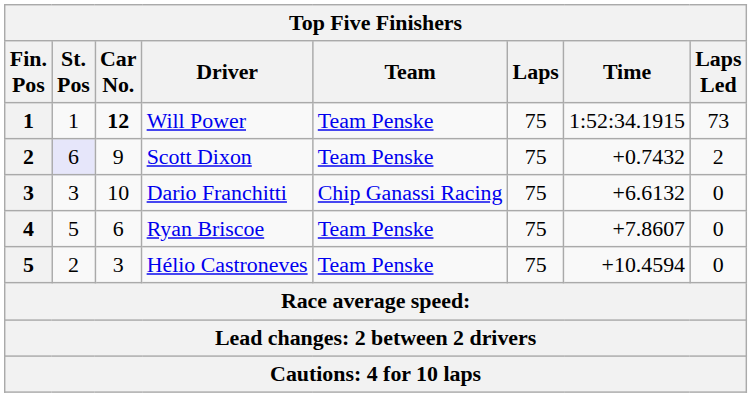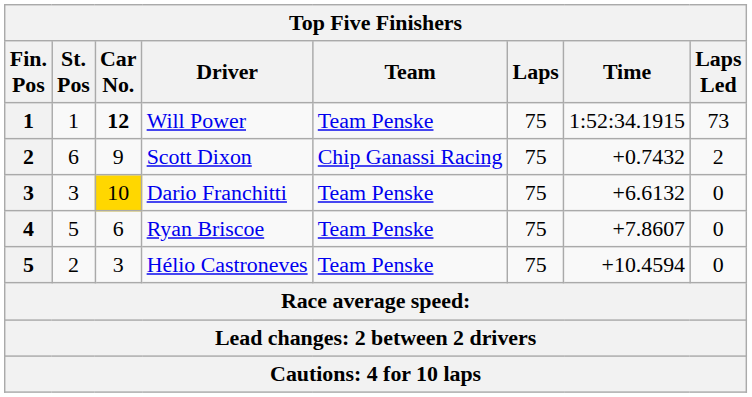(73, 156) lavender background -> (73, 156) no background
(376, 156) Team Penske -> (410, 156) Chip Ganassi Racing
(118, 193) no background -> (118, 193) gold background
(410, 193) Chip Ganassi Racing -> (376, 193) Team Penske
